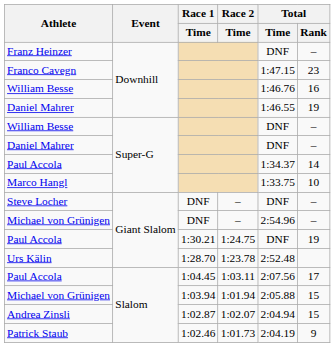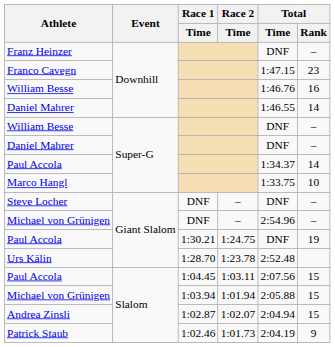(314, 108) 19 -> (314, 108) 14
(314, 276) 17 -> (314, 276) 15
